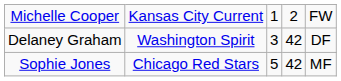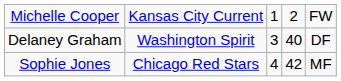(294, 40) 42 -> (294, 40) 40
(274, 64) 5 -> (274, 64) 4
